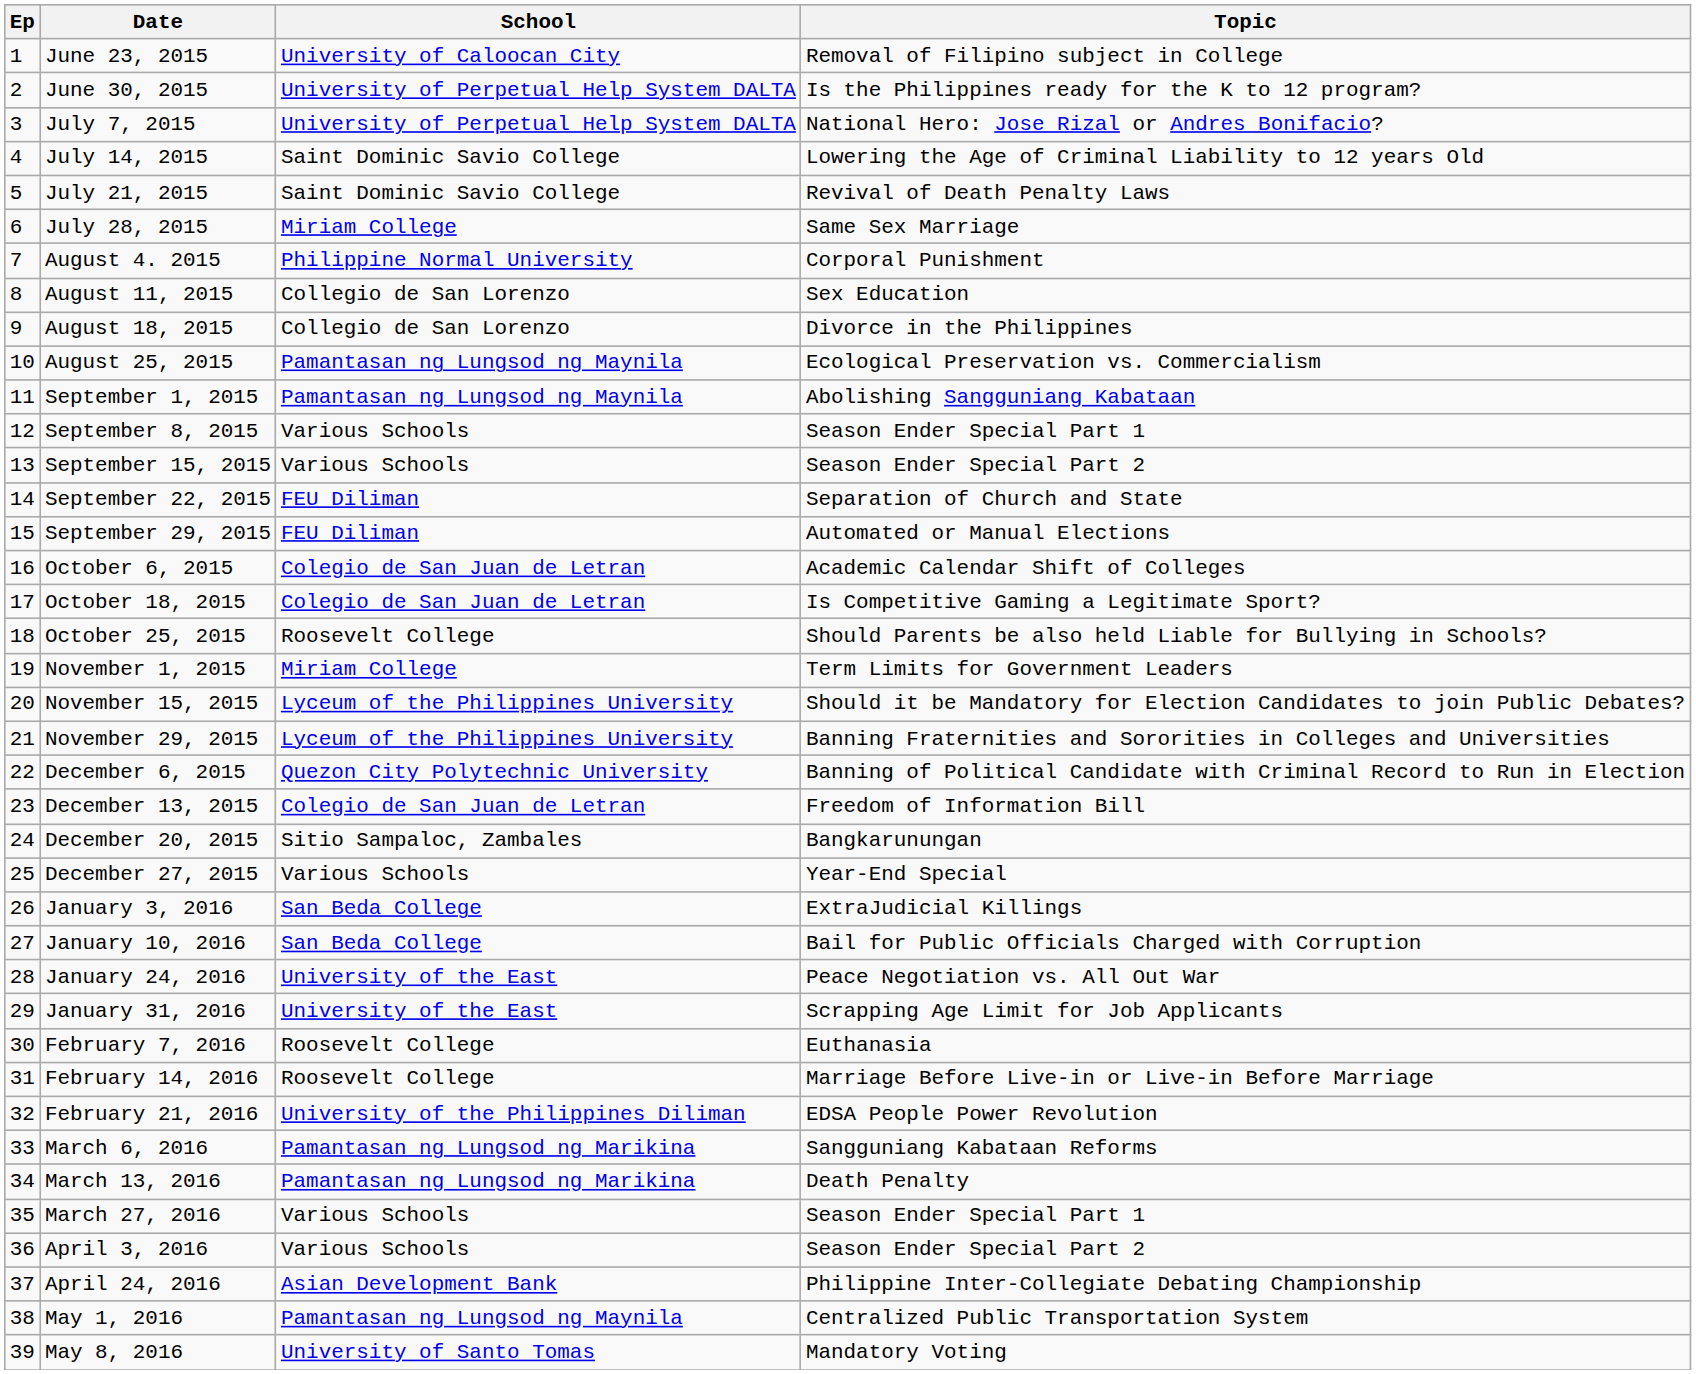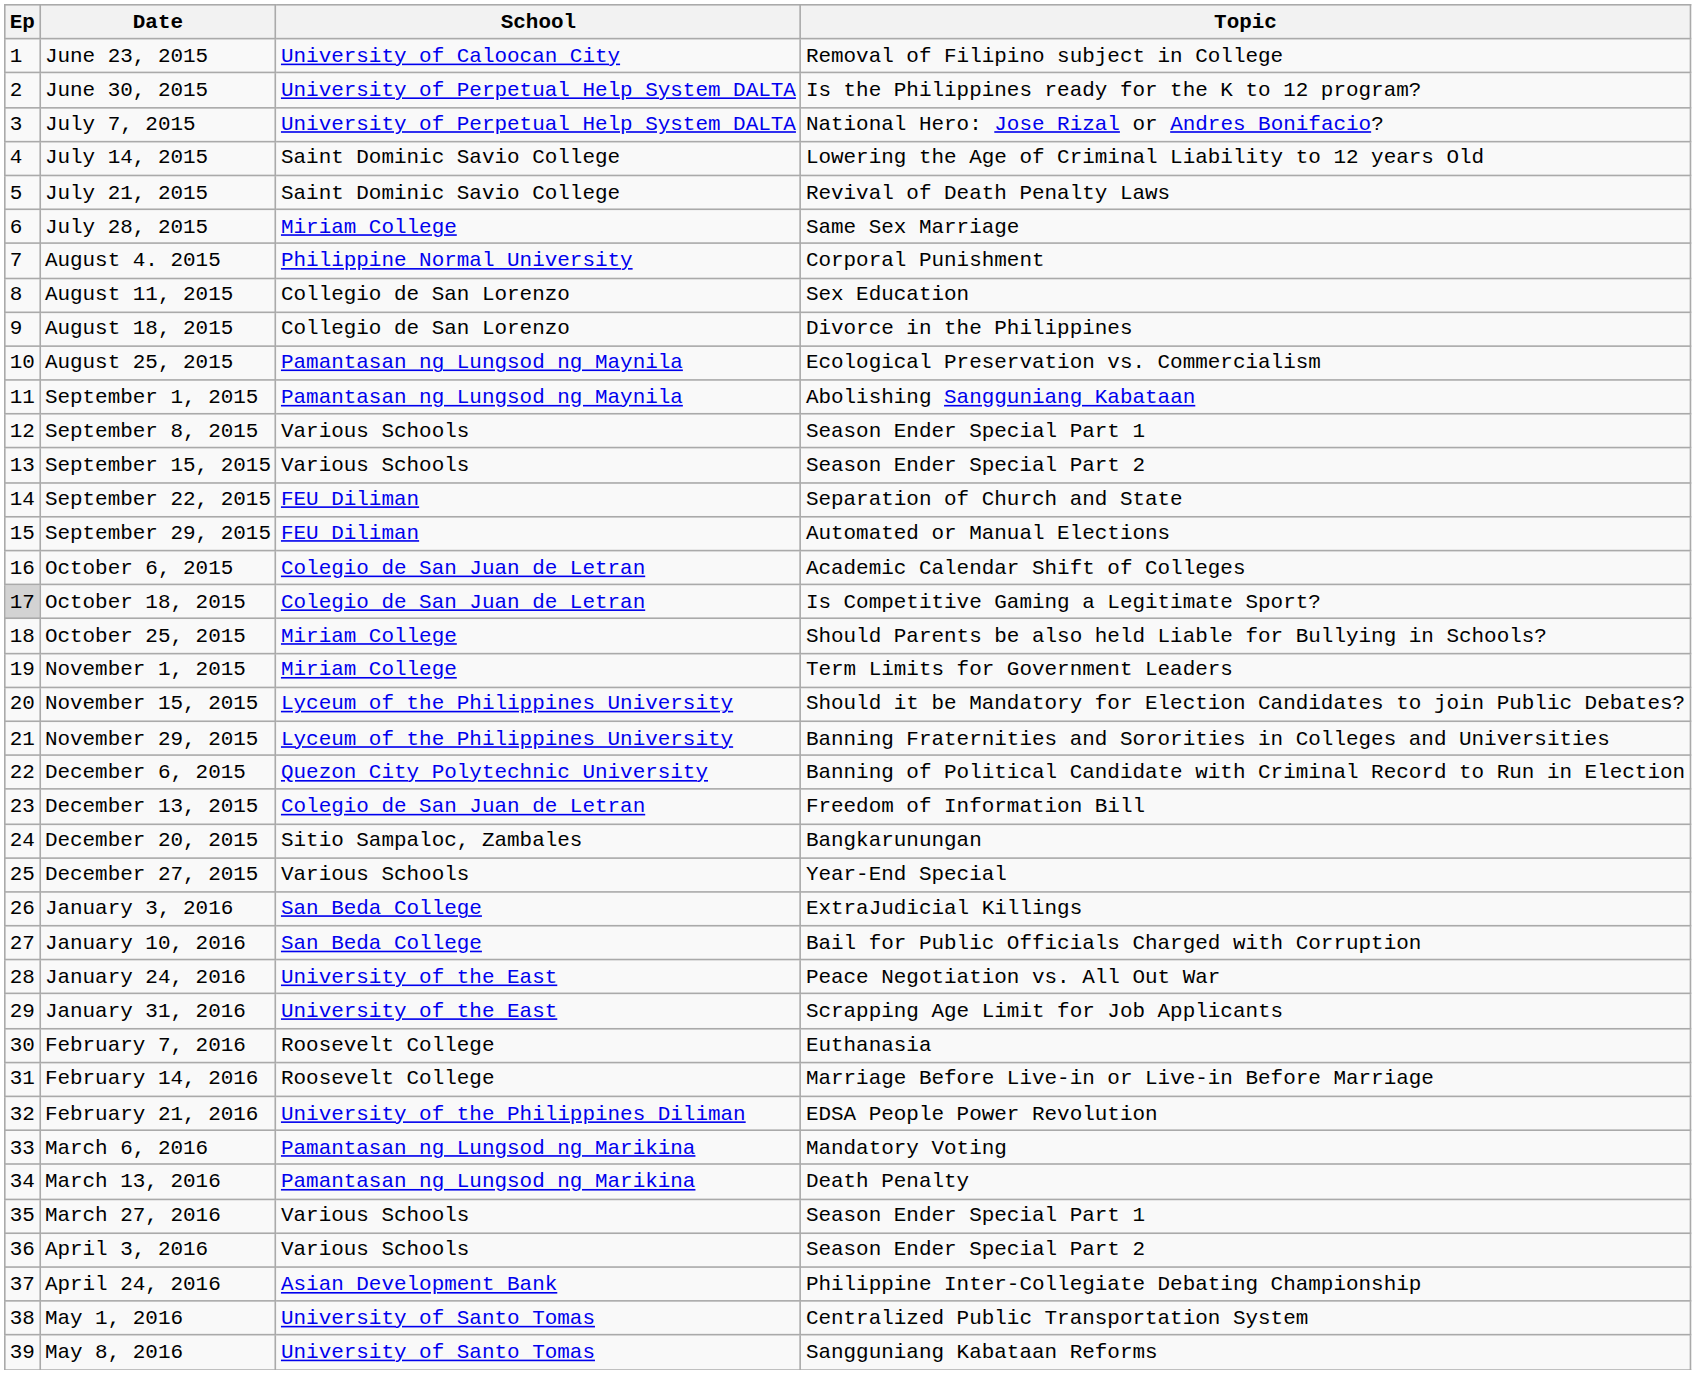(22, 602) no background -> (22, 602) lightgrey background
(388, 636) Roosevelt College -> (369, 636) Miriam College
(982, 1148) Sangguniang Kabataan Reforms -> (906, 1148) Mandatory Voting
(482, 1318) Pamantasan ng Lungsod ng Maynila -> (438, 1318) University of Santo Tomas
(906, 1352) Mandatory Voting -> (982, 1352) Sangguniang Kabataan Reforms
